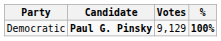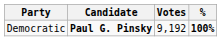(172, 28) 9,129 -> (172, 28) 9,192
